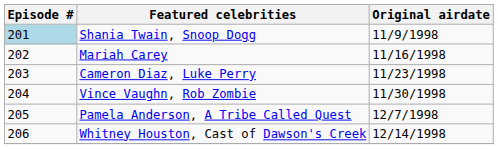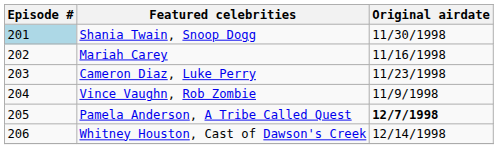(405, 34) 11/9/1998 -> (409, 34) 11/30/1998
(409, 94) 11/30/1998 -> (405, 94) 11/9/1998
(405, 114) normal -> (405, 114) bold
